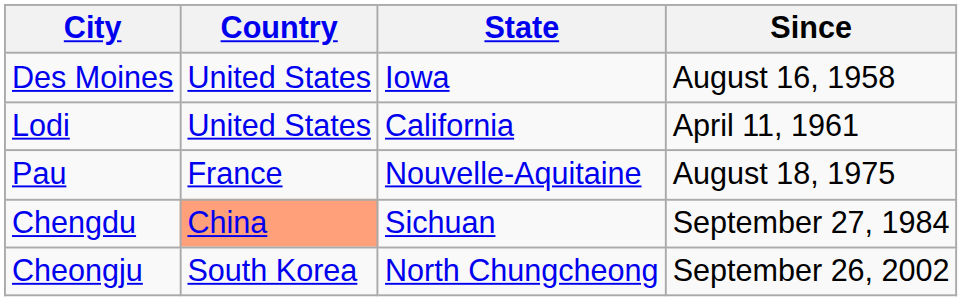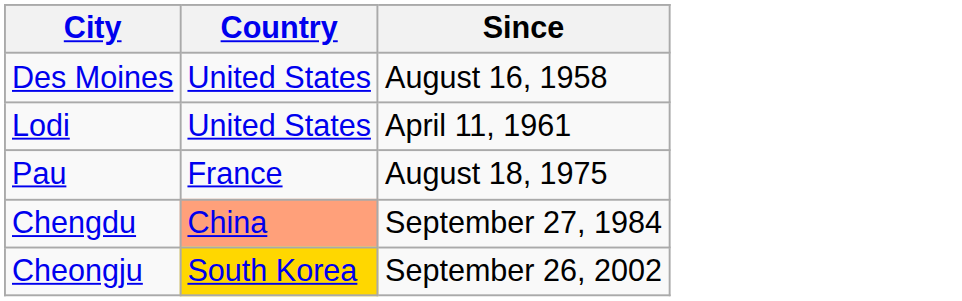- column: (522, 28)
(272, 271) no background -> (272, 271) gold background
